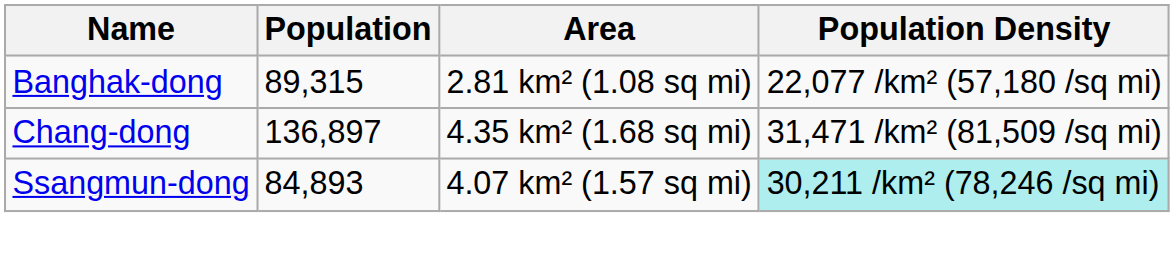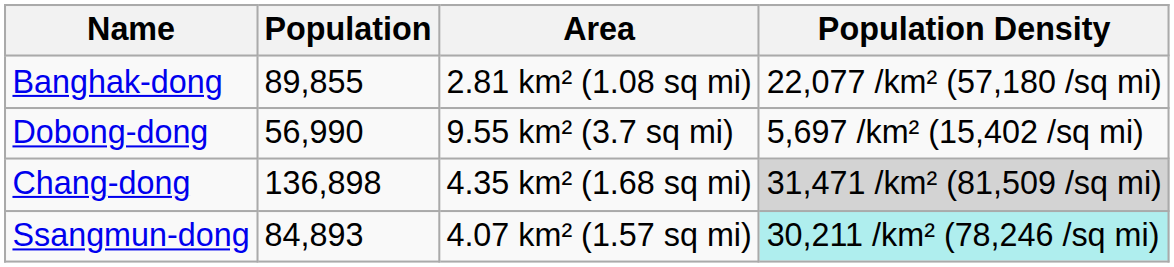(314, 81) 89,315 -> (314, 81) 89,855
+ row: (110, 132)
(323, 132) 136,897 -> (323, 183) 136,898
(964, 132) no background -> (964, 183) lightgrey background
